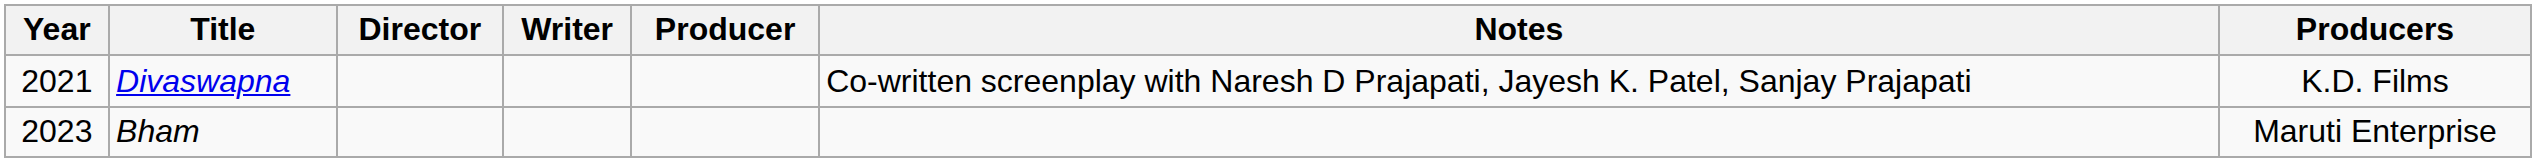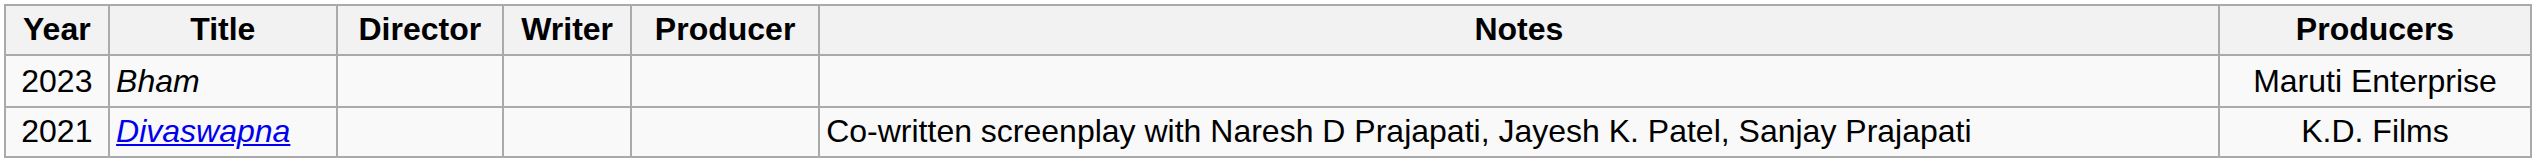rows swapped: (203, 80) <-> (158, 131)
